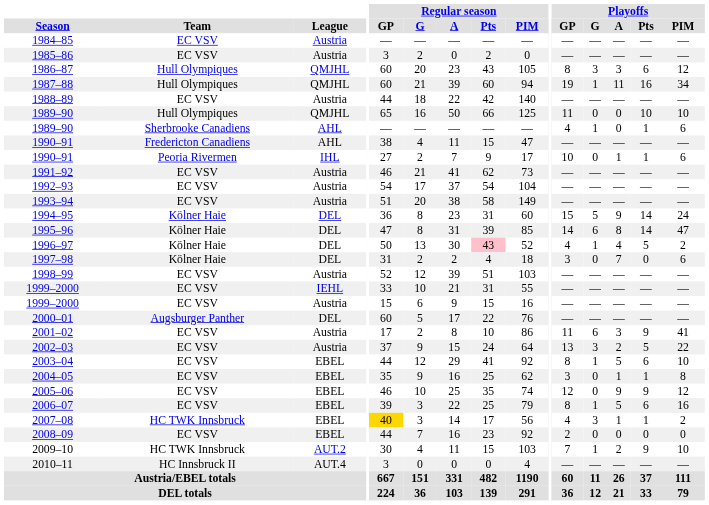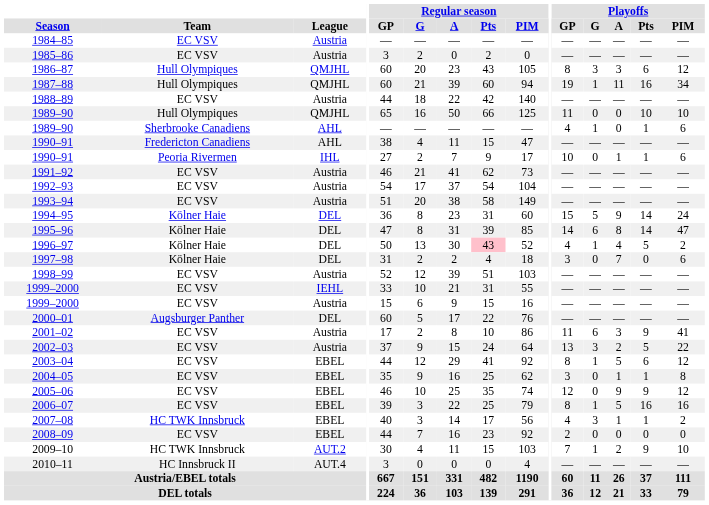(683, 361) 10 -> (683, 361) 12
(646, 405) 6 -> (646, 405) 16
(386, 420) gold background -> (386, 420) no background
